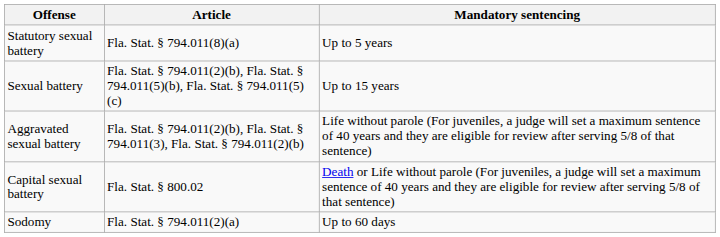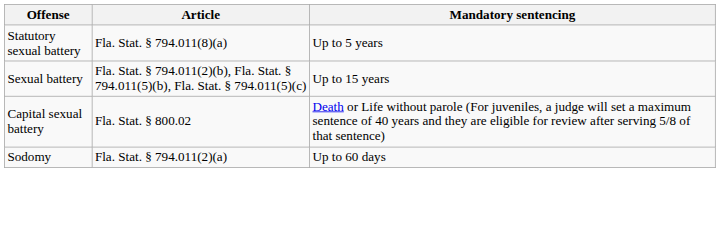- row: (44, 136)
